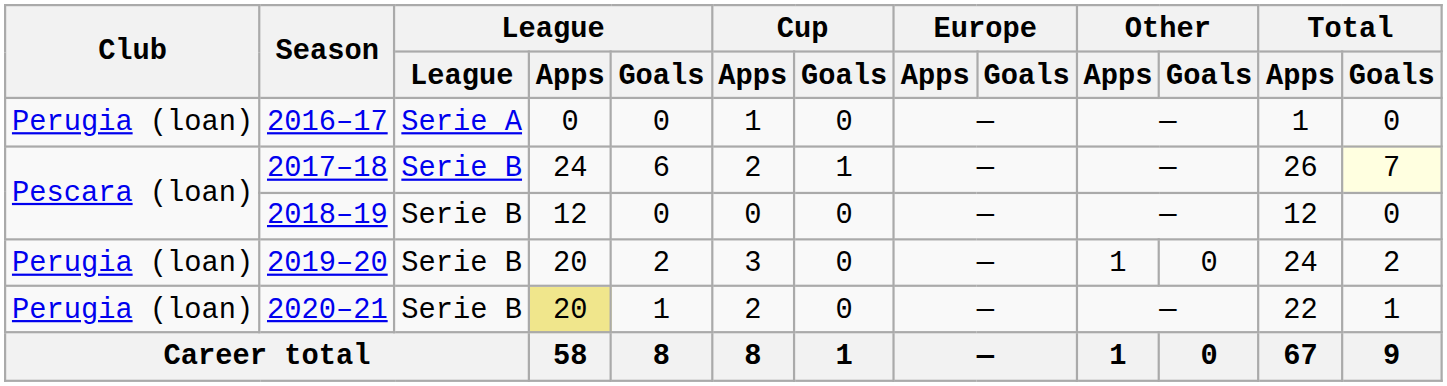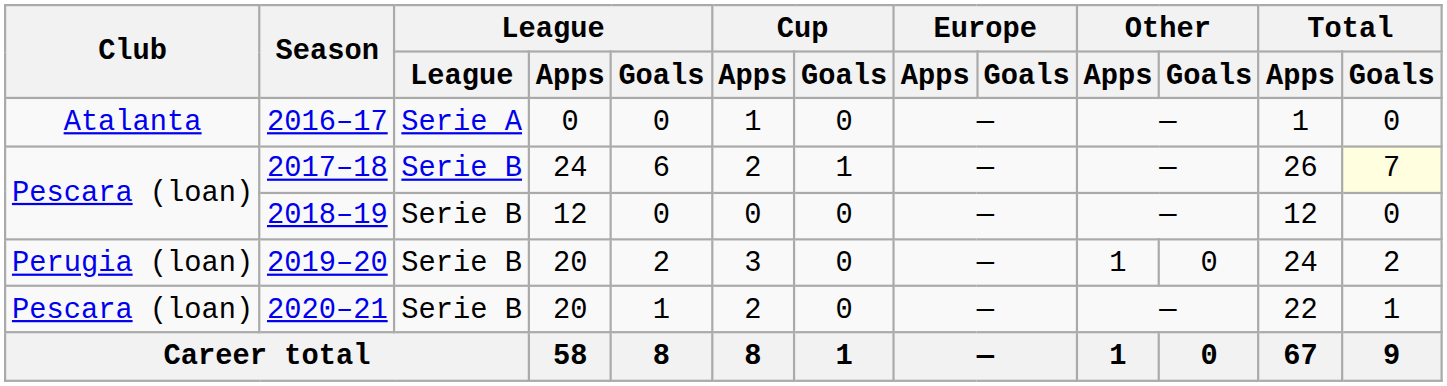(133, 122) Perugia (loan) -> (133, 122) Atalanta
(133, 309) Perugia (loan) -> (133, 309) Pescara (loan)
(570, 309) khaki background -> (570, 309) no background
